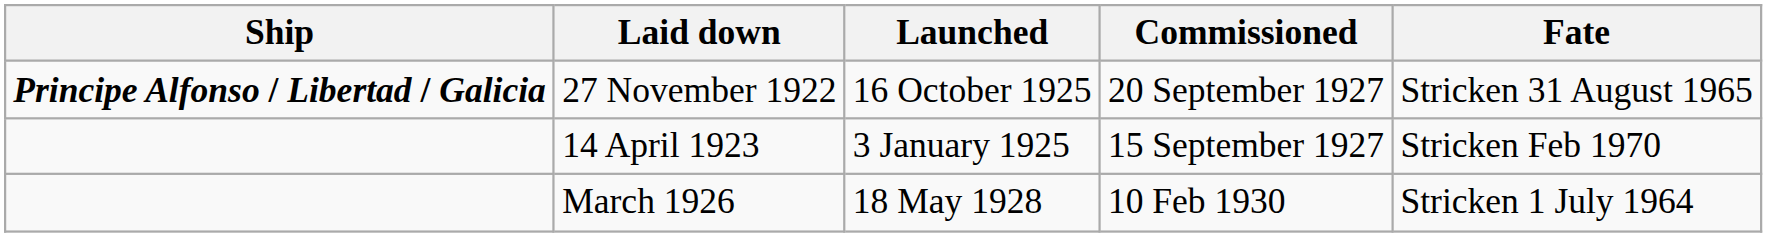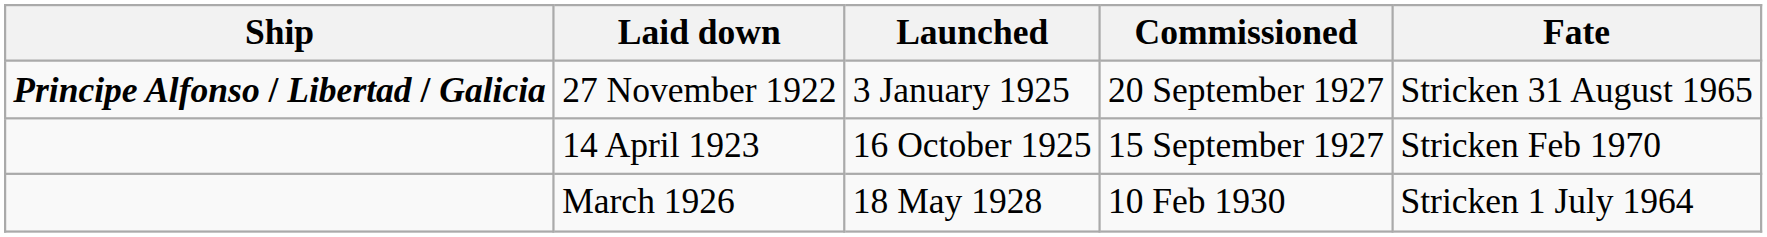(972, 88) 16 October 1925 -> (961, 88) 3 January 1925
(961, 145) 3 January 1925 -> (972, 145) 16 October 1925
